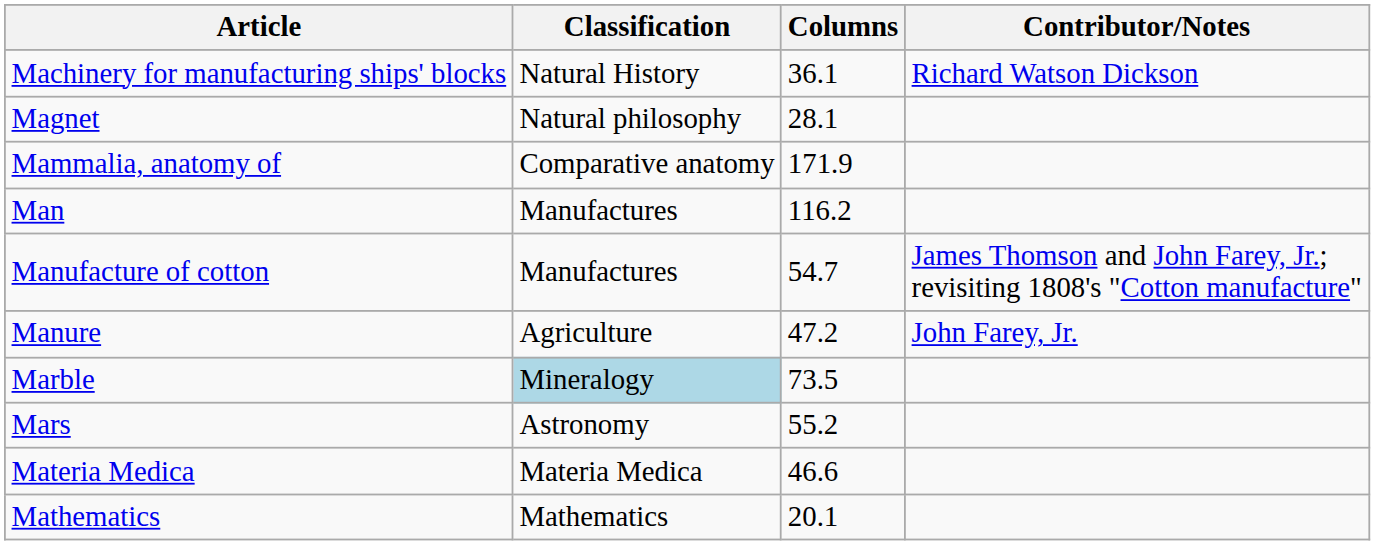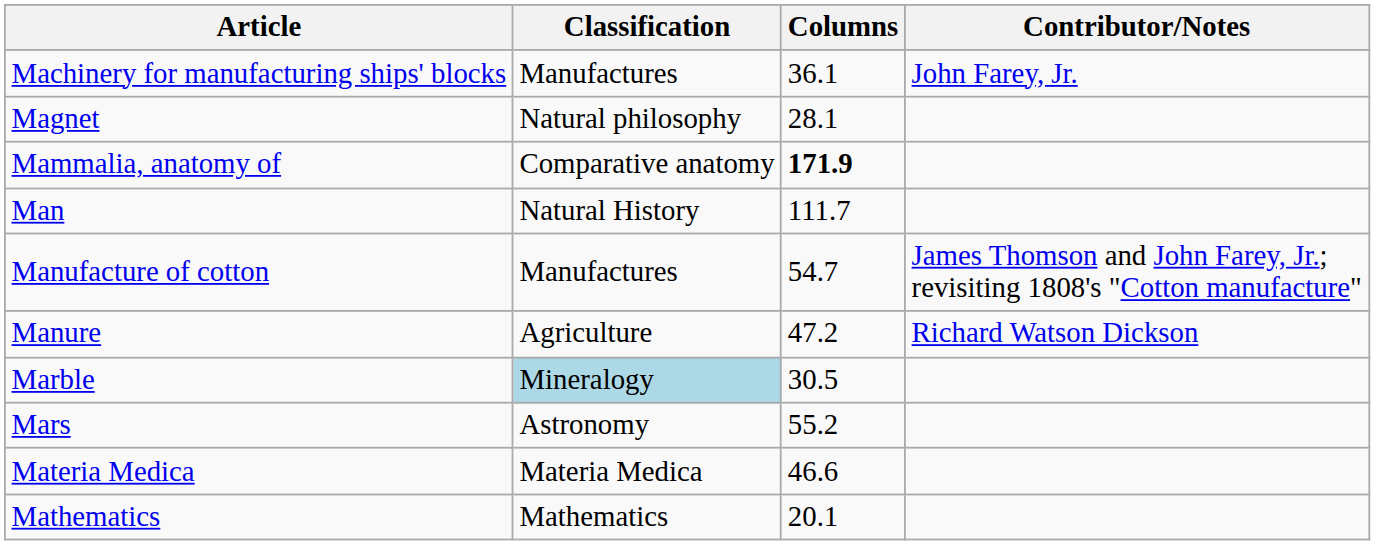(609, 73) Natural History -> (599, 73) Manufactures
(1055, 73) Richard Watson Dickson -> (995, 73) John Farey, Jr.
(820, 164) normal -> (820, 164) bold
(599, 210) Manufactures -> (609, 210) Natural History
(820, 210) 116.2 -> (819, 210) 111.7
(995, 333) John Farey, Jr. -> (1055, 333) Richard Watson Dickson
(813, 379) 73.5 -> (813, 379) 30.5
